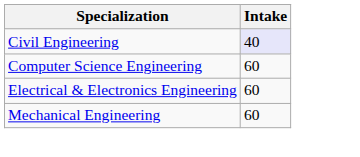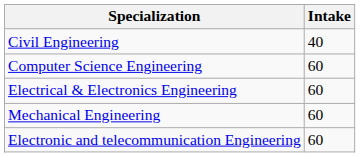(252, 41) lavender background -> (316, 41) no background
+ row: (154, 139)
